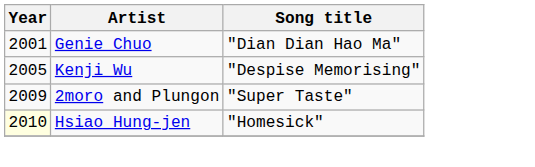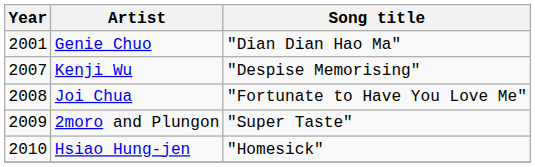(28, 70) 2005 -> (28, 70) 2007
+ row: (94, 97)
(28, 123) lightyellow background -> (28, 149) no background
